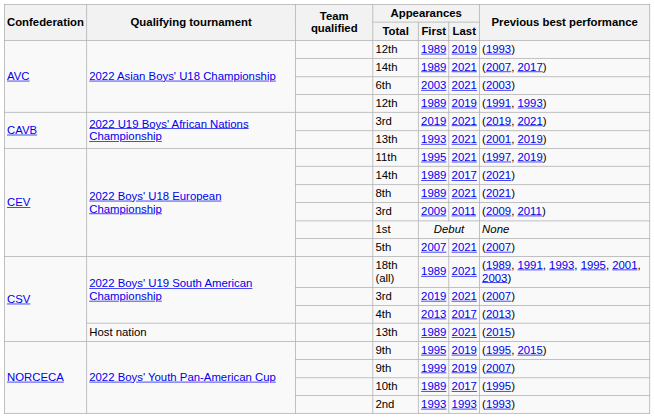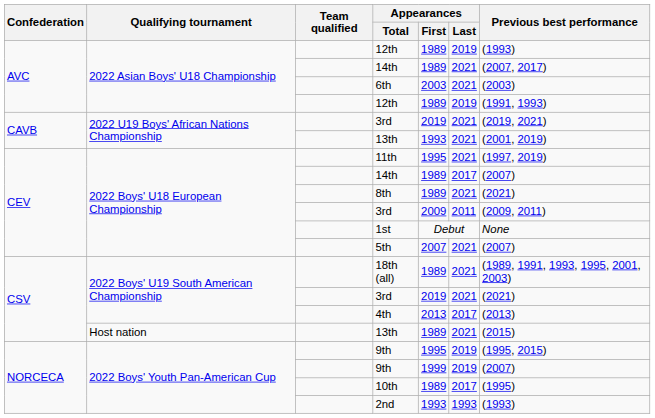(499, 175) (2021) -> (499, 175) (2007)
(499, 296) (2007) -> (499, 296) (2021)
